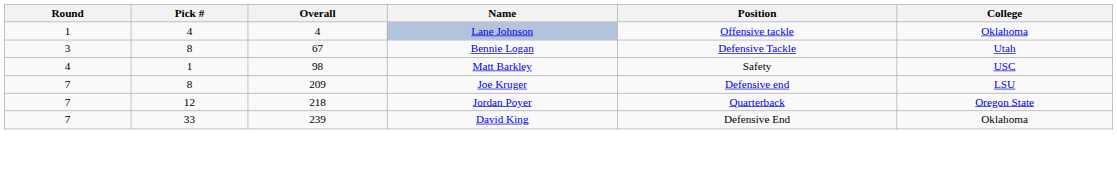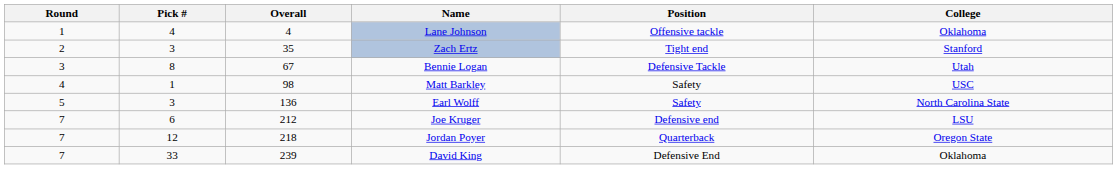+ row: (456, 48)
+ row: (456, 102)
(189, 84) 8 -> (172, 119) 6
(318, 84) 209 -> (288, 119) 212
